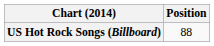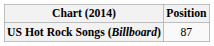(186, 32) 88 -> (186, 32) 87
